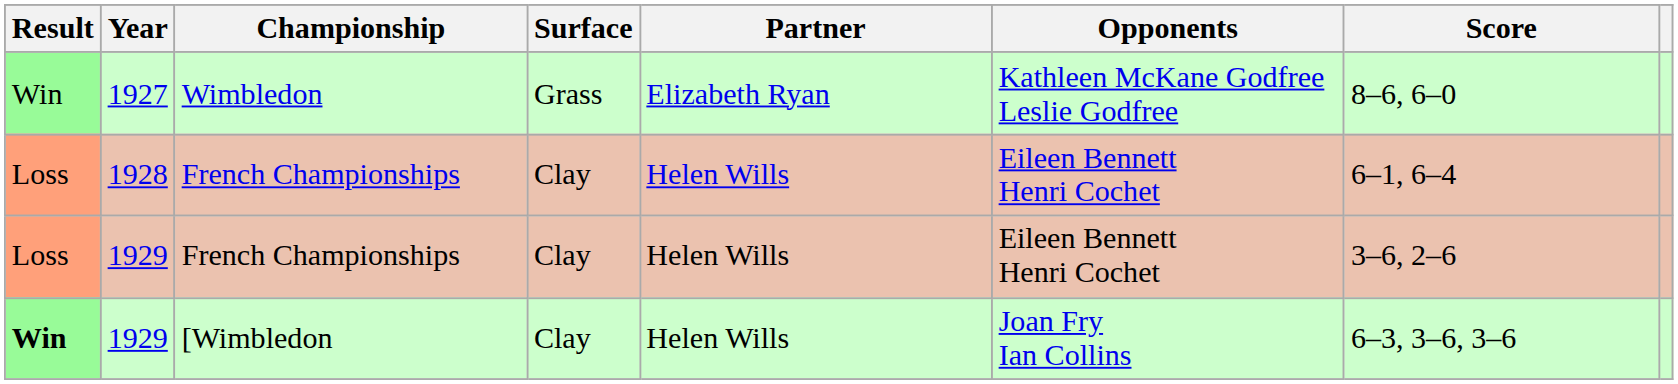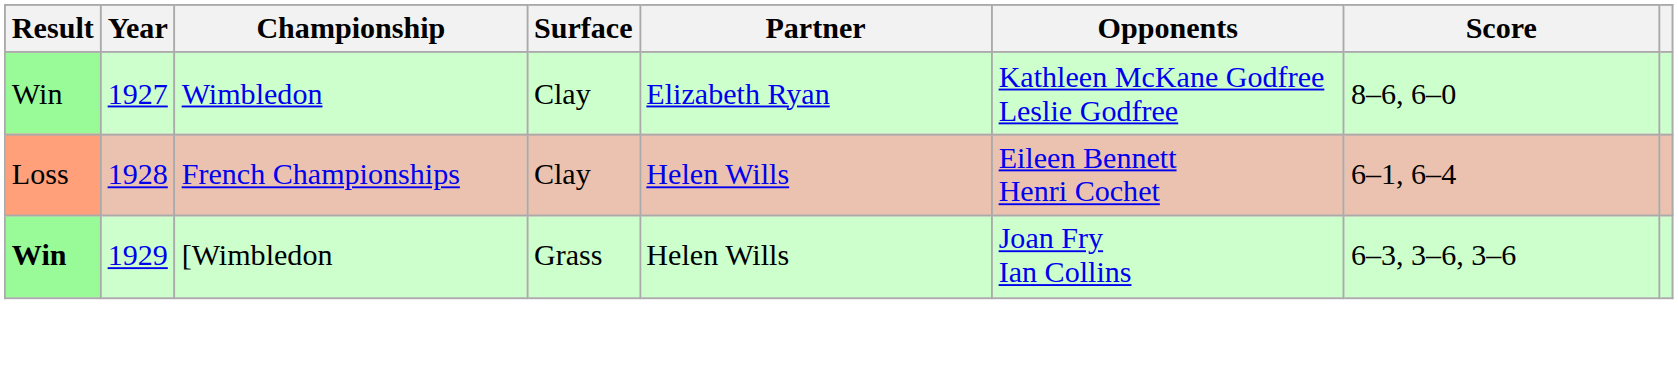(568, 92) Grass -> (562, 92) Clay
- row: (138, 256)
(562, 337) Clay -> (568, 256) Grass
